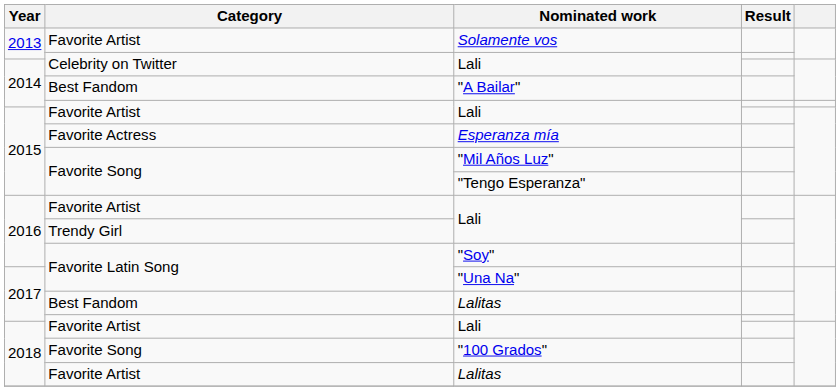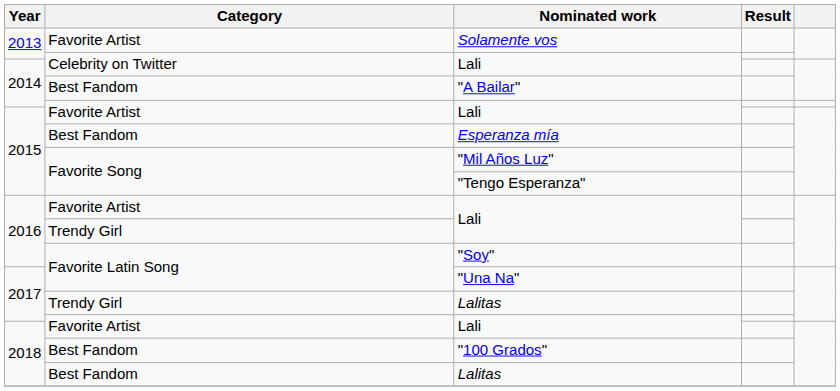(102, 135) Favorite Actress -> (93, 135) Best Fandom
(93, 302) Best Fandom -> (85, 302) Trendy Girl
(95, 350) Favorite Song -> (93, 350) Best Fandom
(94, 374) Favorite Artist -> (93, 374) Best Fandom
